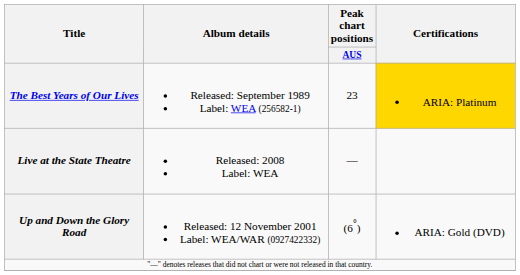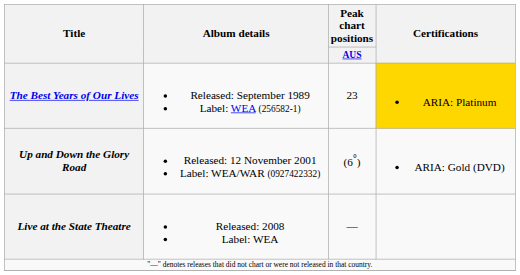rows swapped: (74, 226) <-> (74, 161)
